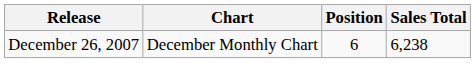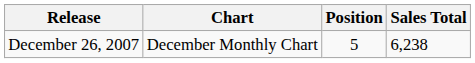(354, 44) 6 -> (354, 44) 5
